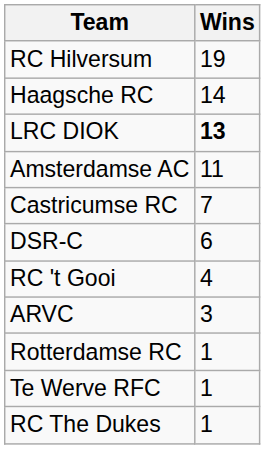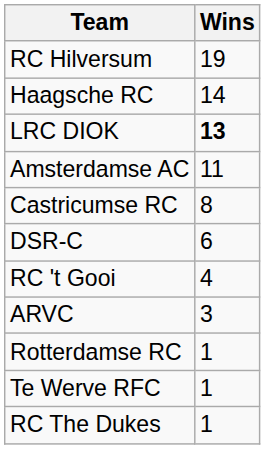(206, 205) 7 -> (206, 205) 8
